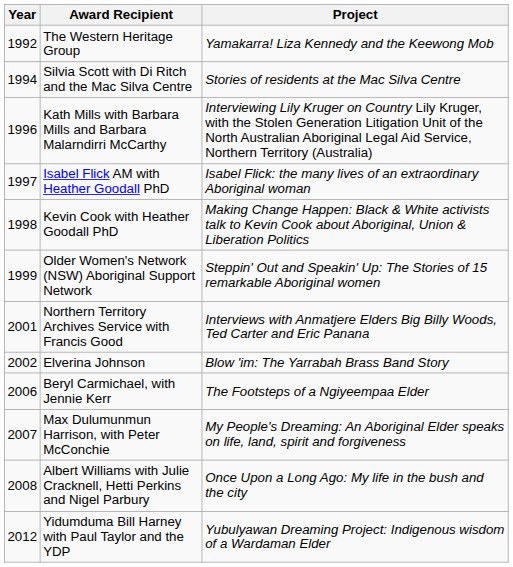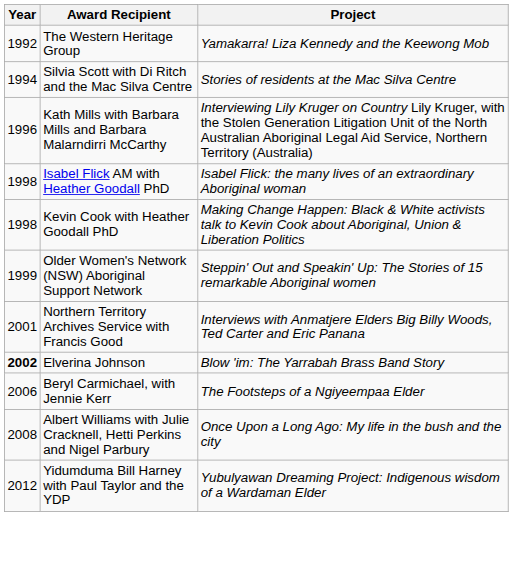(22, 181) 1997 -> (22, 181) 1998
(22, 362) normal -> (22, 362) bold
- row: (101, 434)
